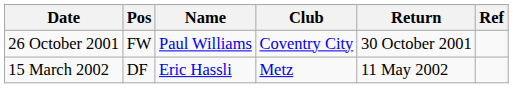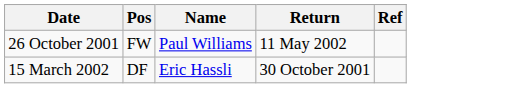- column: (306, 17)
(416, 43) 30 October 2001 -> (303, 43) 11 May 2002
(405, 69) 11 May 2002 -> (315, 69) 30 October 2001
